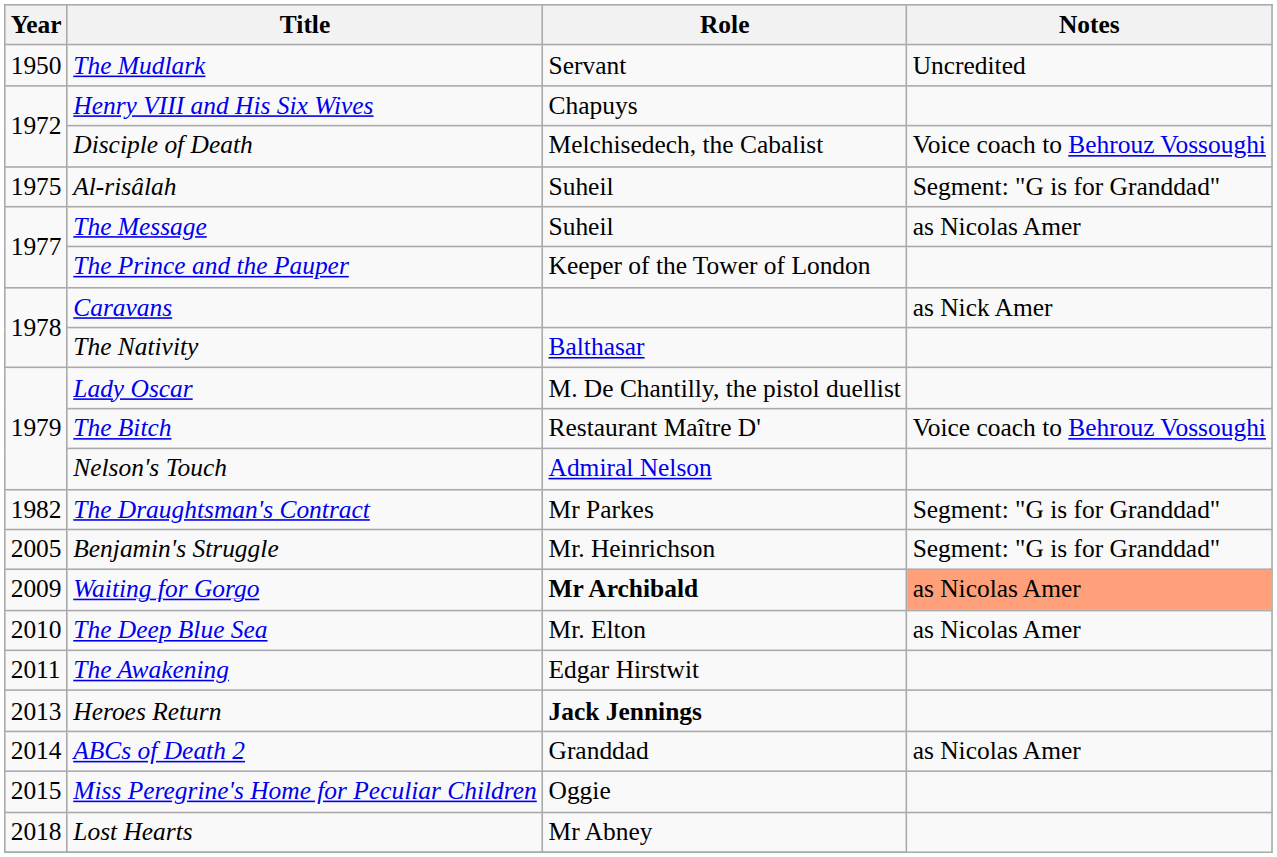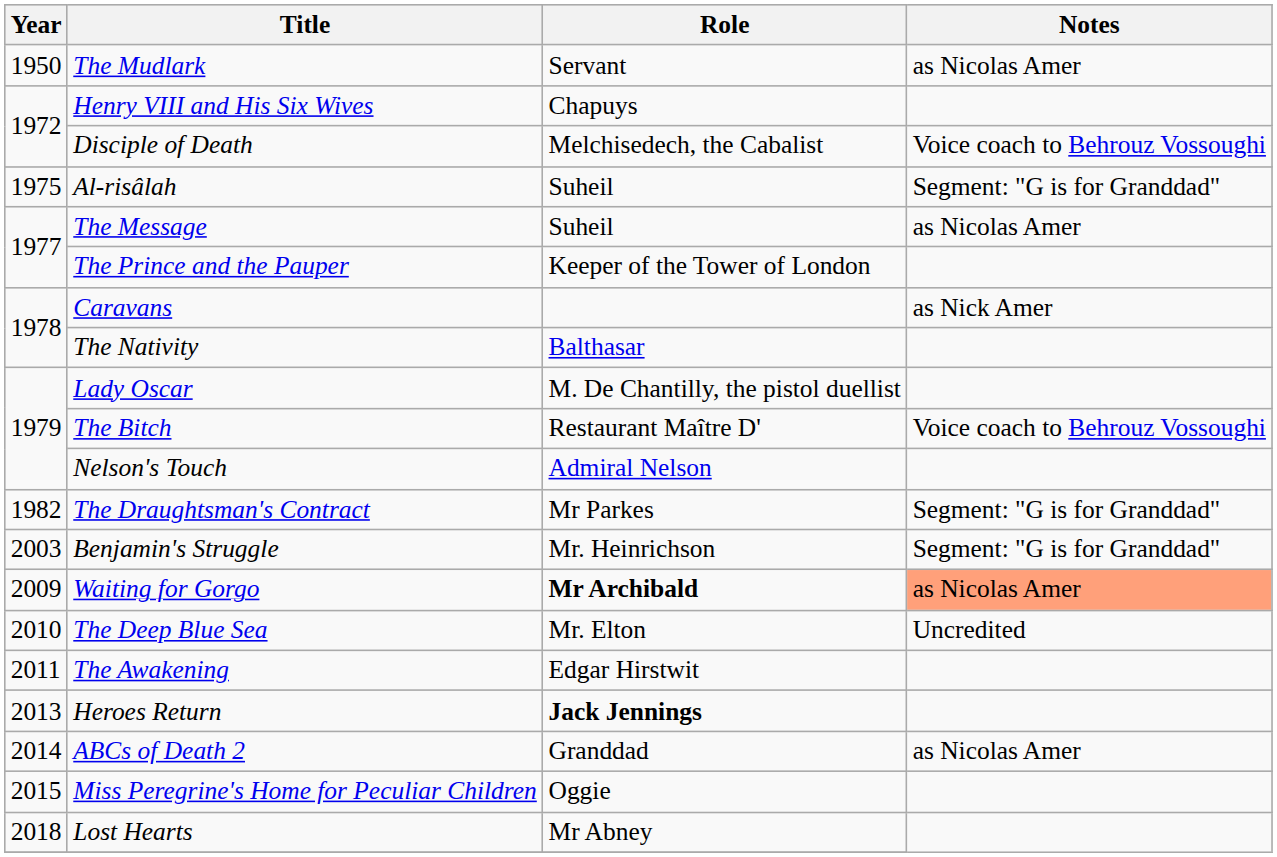(969, 65) Uncredited -> (997, 65) as Nicolas Amer
(36, 549) 2005 -> (36, 549) 2003
(997, 629) as Nicolas Amer -> (969, 629) Uncredited
